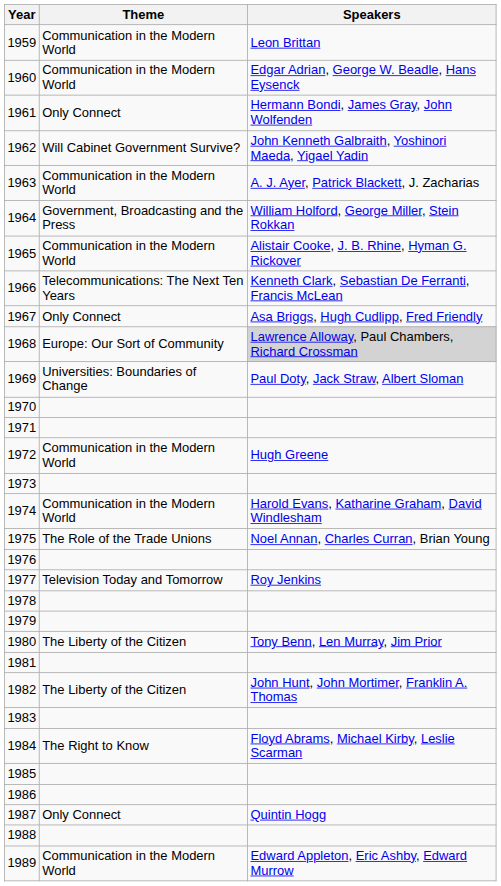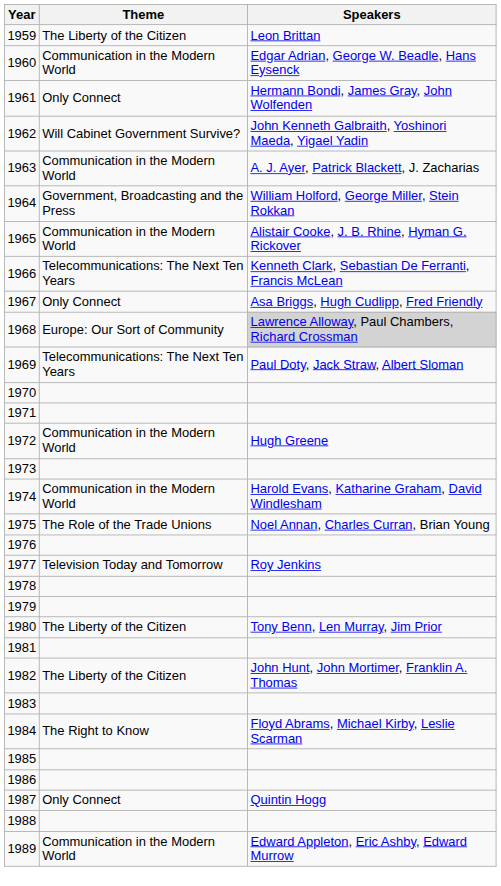(129, 42) Communication in the Modern World -> (114, 35) The Liberty of the Citizen
(119, 379) Universities: Boundaries of Change -> (143, 364) Telecommunications: The Next Ten Years
